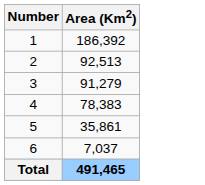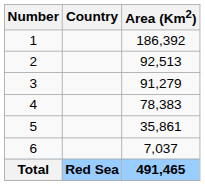+ column: (92, 17)
